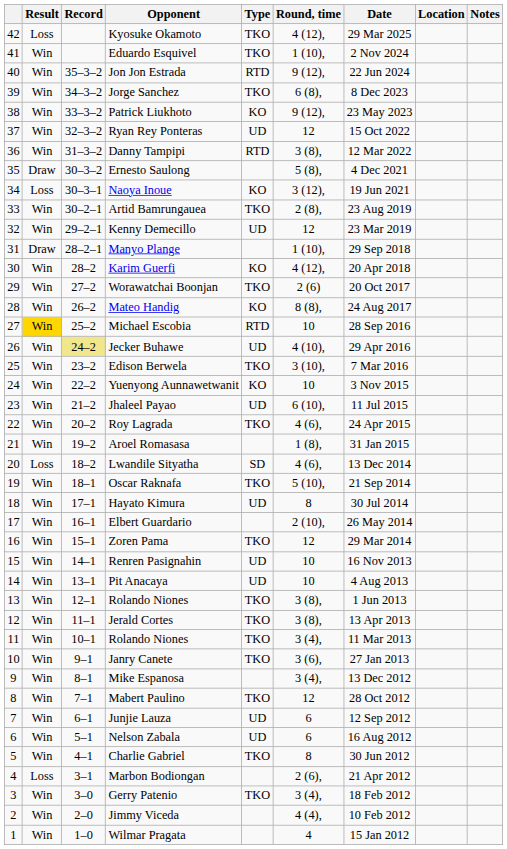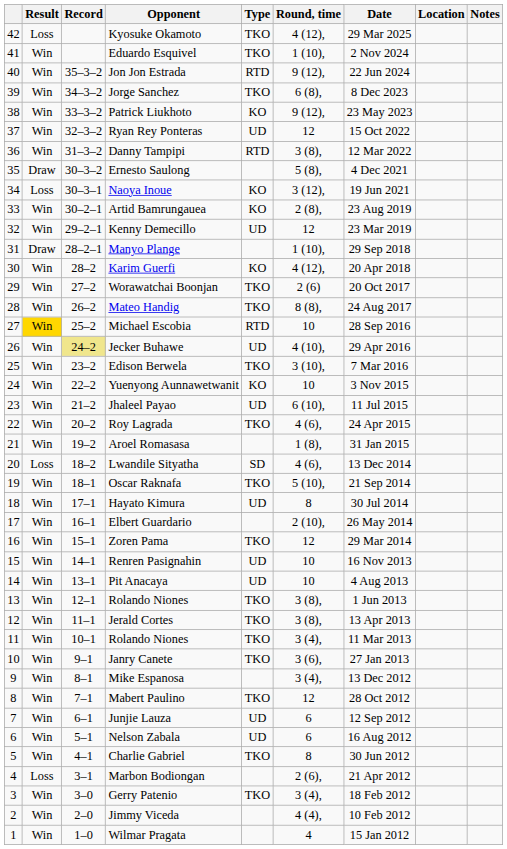(257, 209) TKO -> (257, 209) KO
(257, 307) KO -> (257, 307) TKO
